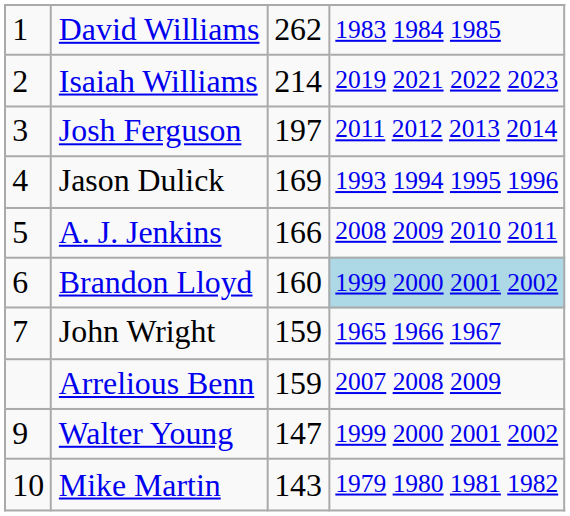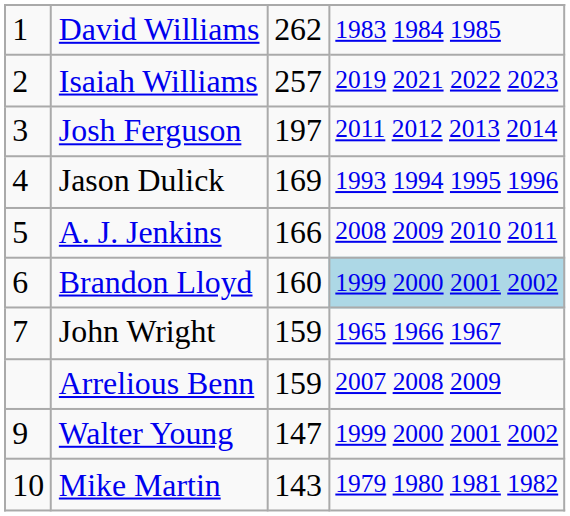(298, 80) 214 -> (298, 80) 257
